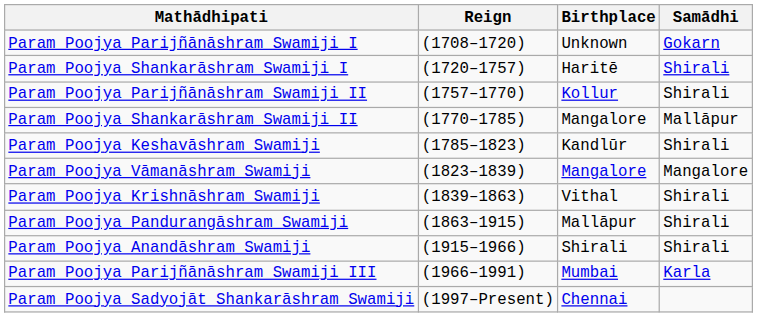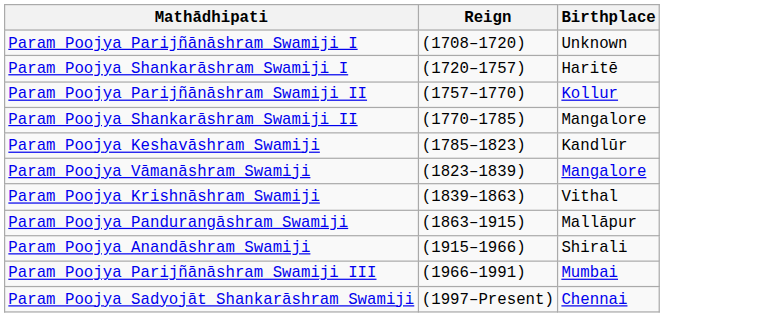- column: (706, 17)
